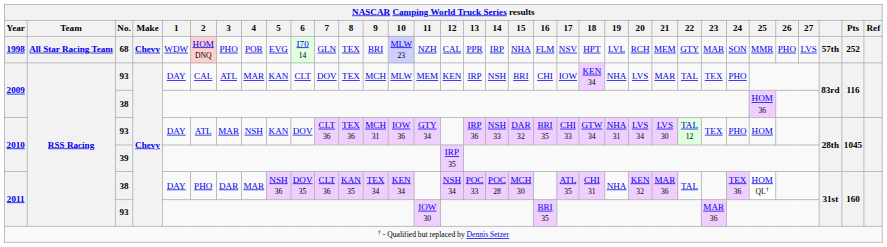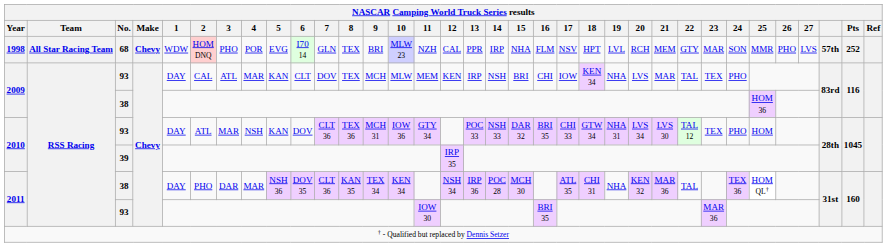(475, 130) IRP 36 -> (475, 130) POC 33
(475, 185) POC 33 -> (475, 185) IRP 36
